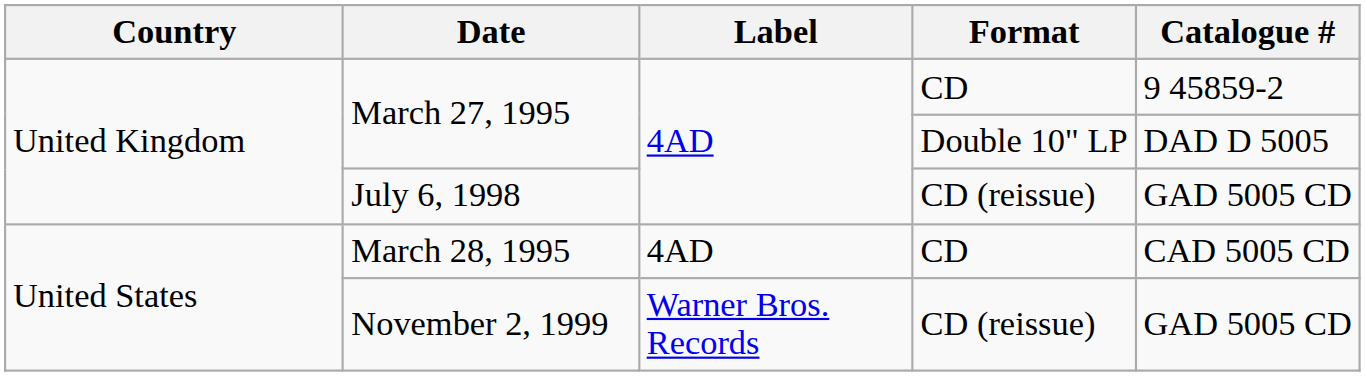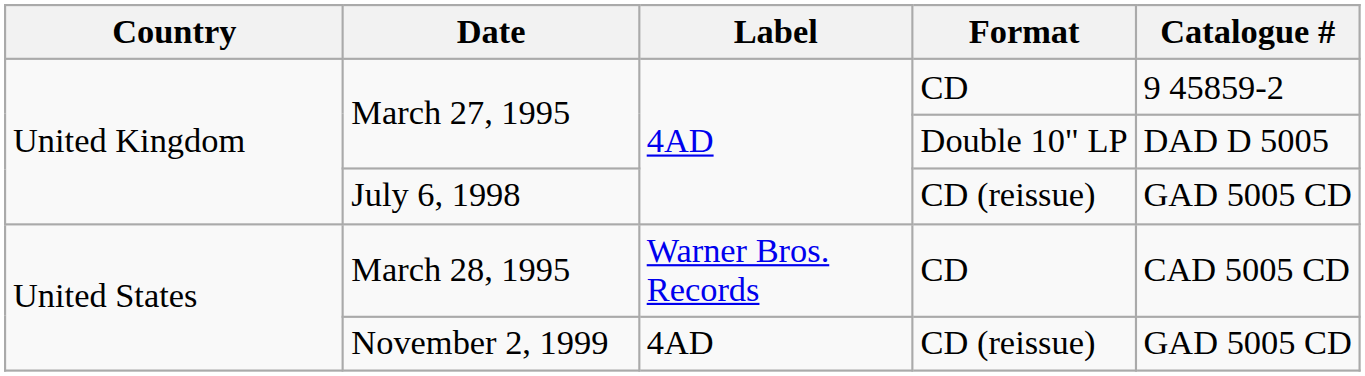(680, 250) 4AD -> (738, 269) Warner Bros. Records
(738, 323) Warner Bros. Records -> (680, 343) 4AD
